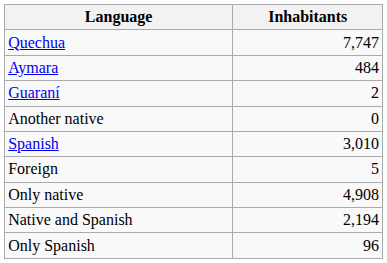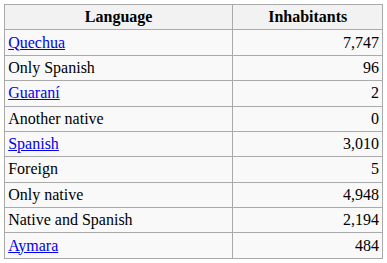rows swapped: (33, 67) <-> (52, 245)
(361, 194) 4,908 -> (361, 194) 4,948
